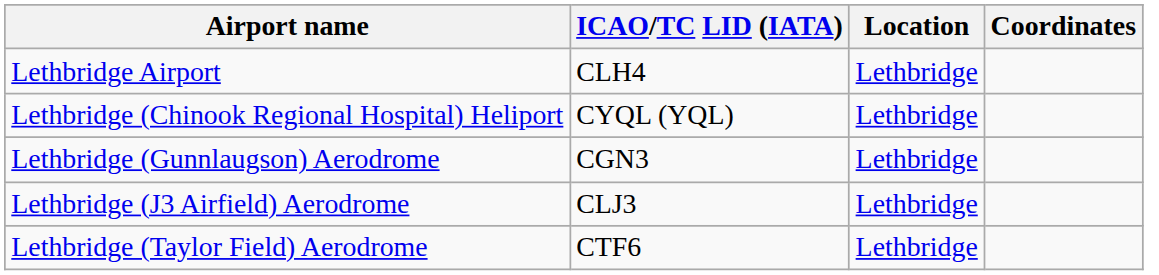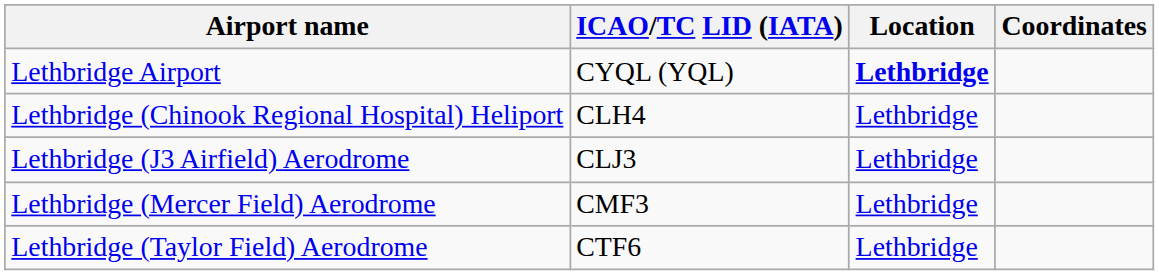(611, 70) CLH4 -> (655, 70) CYQL (YQL)
(917, 70) normal -> (922, 70) bold
(655, 114) CYQL (YQL) -> (611, 114) CLH4
- row: (225, 159)
+ row: (223, 203)
